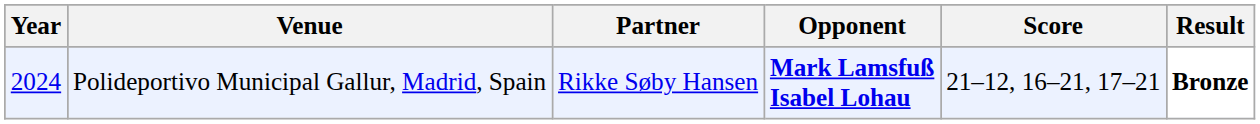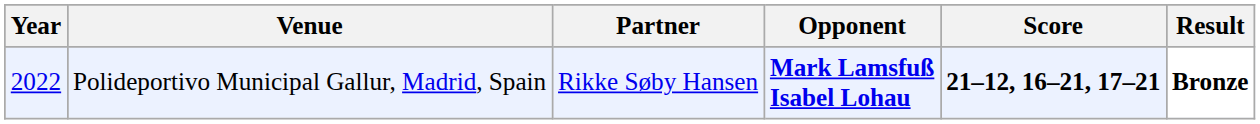(36, 82) 2024 -> (36, 82) 2022
(1053, 82) normal -> (1053, 82) bold
